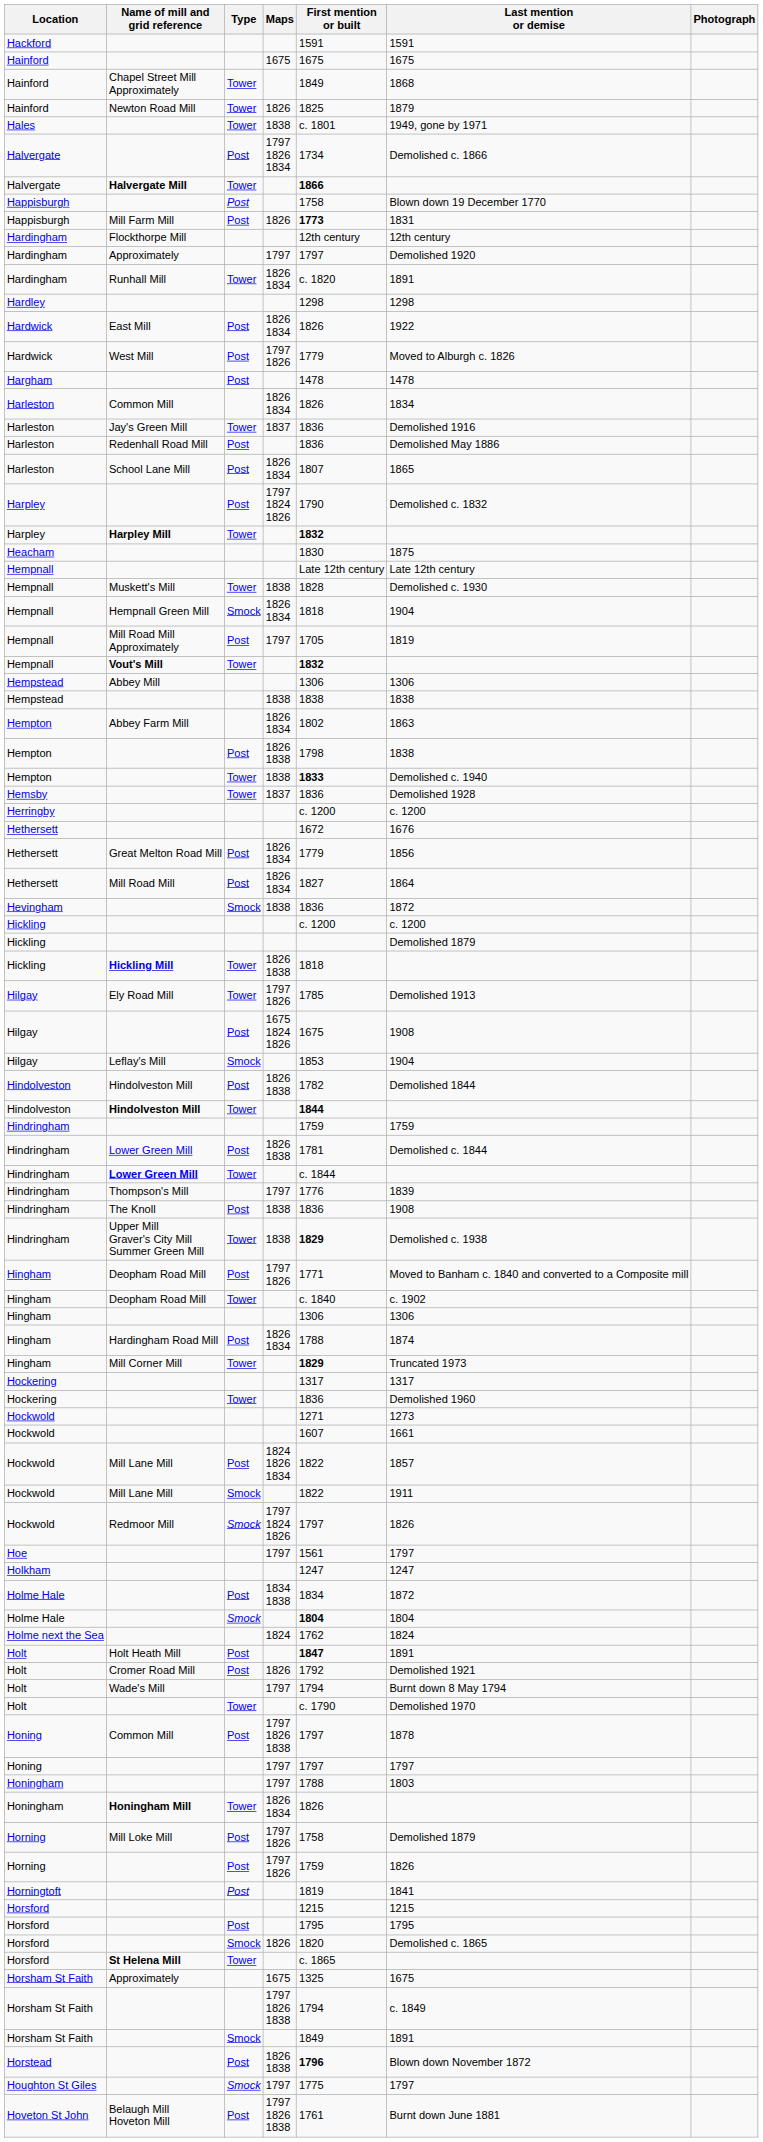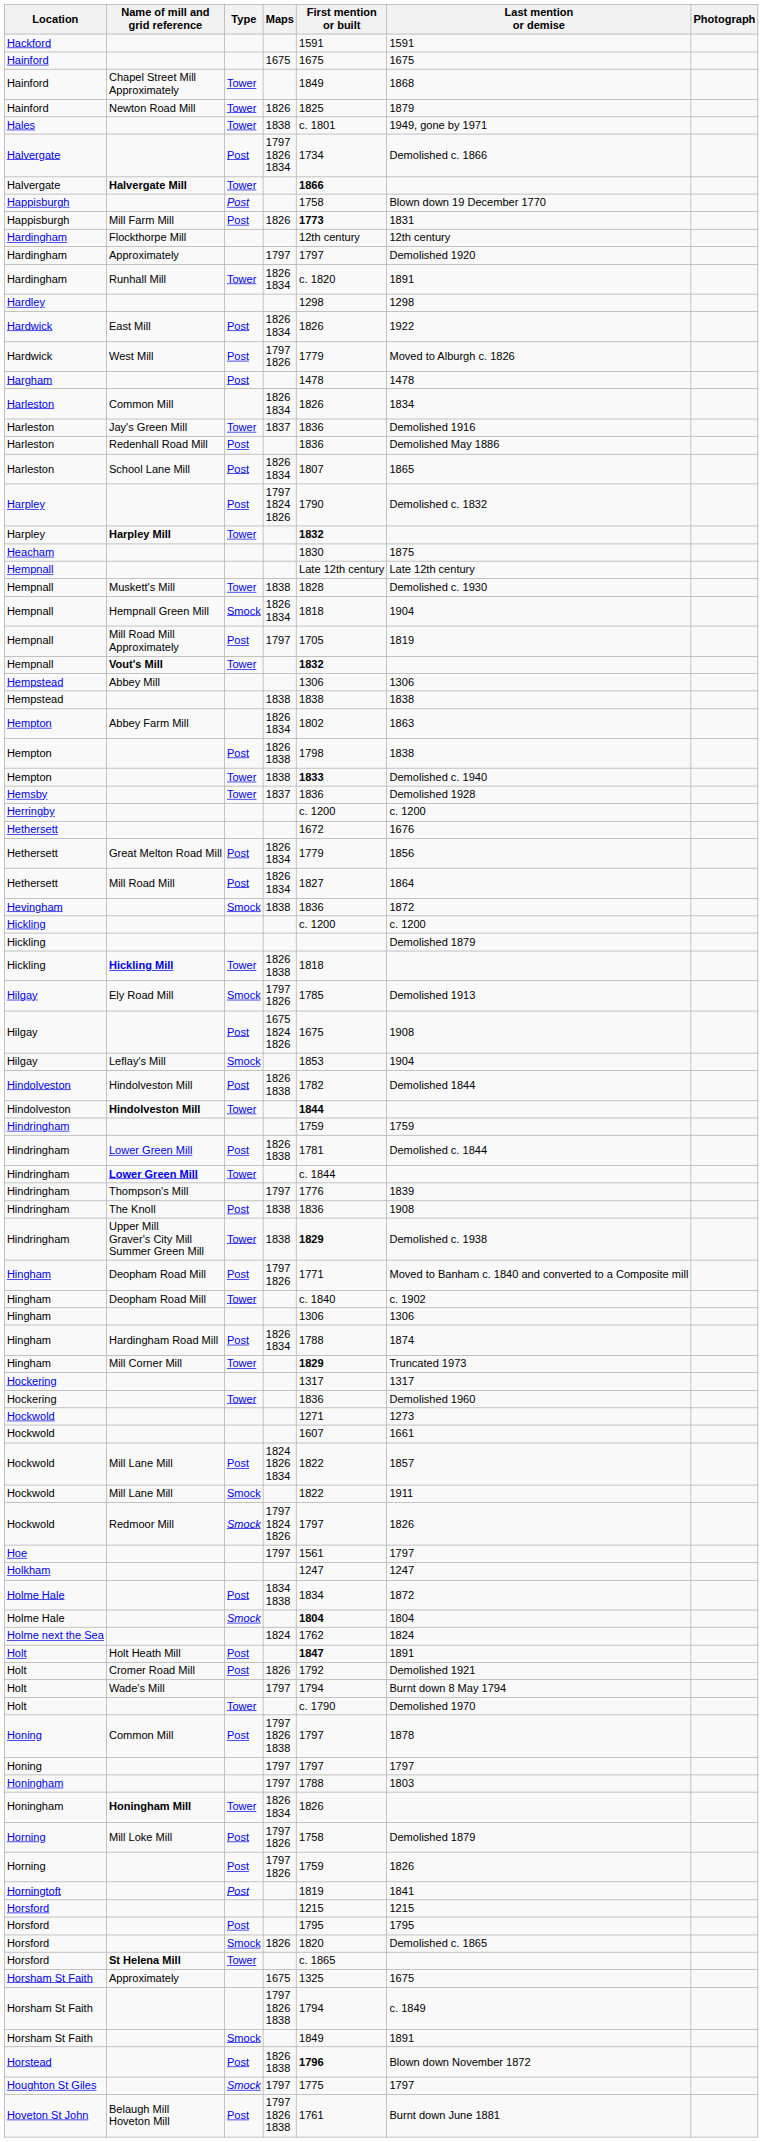(242, 995) Tower -> (244, 995) Smock
